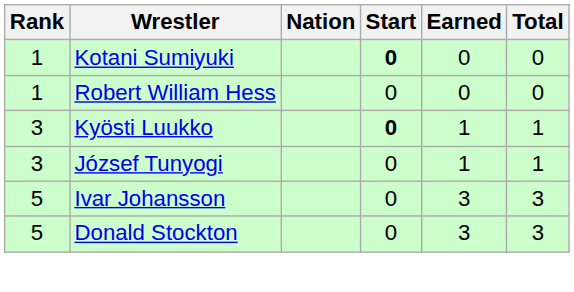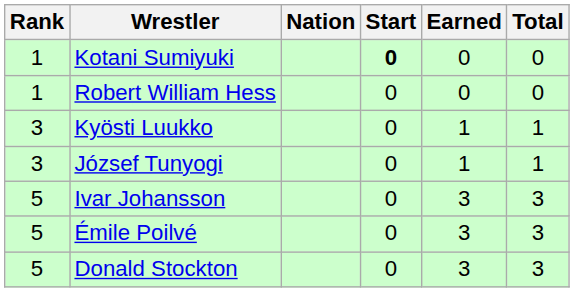(391, 127) bold -> (391, 127) normal
+ row: (136, 233)
